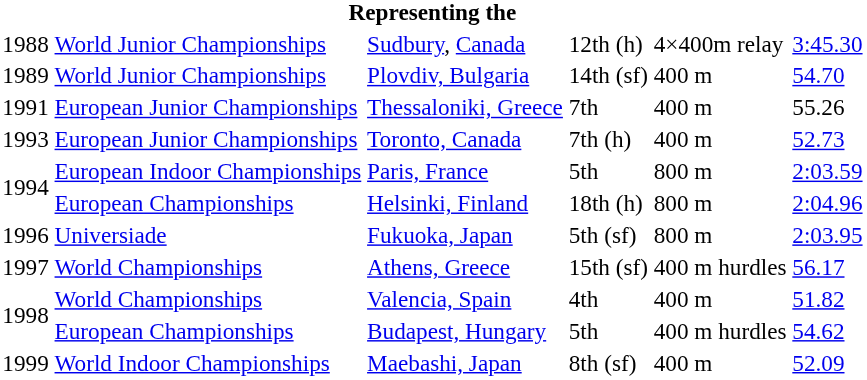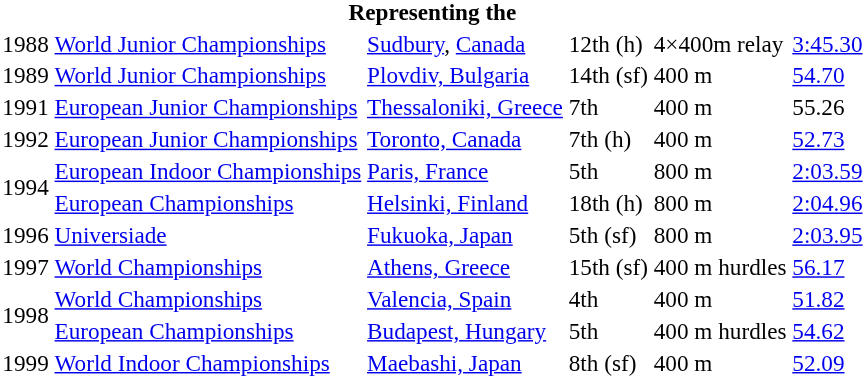(26, 139) 1993 -> (26, 139) 1992
